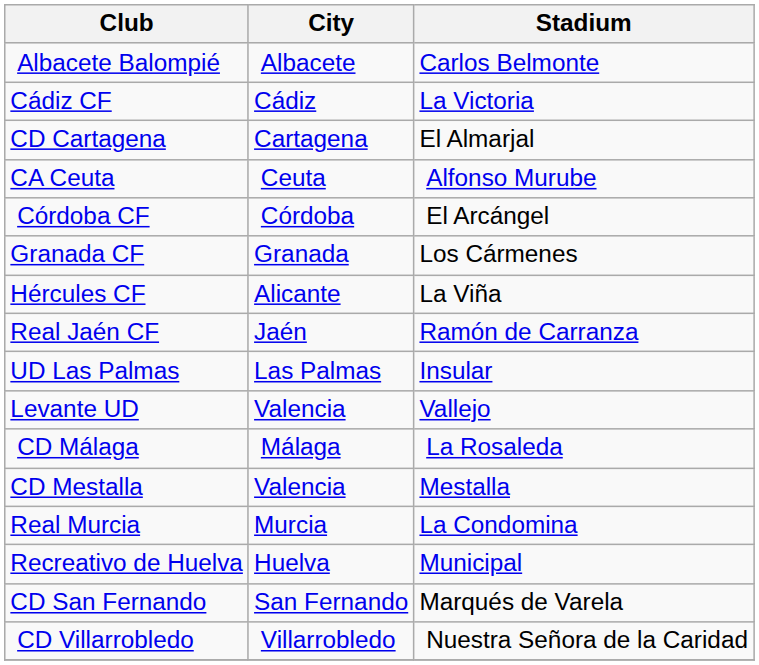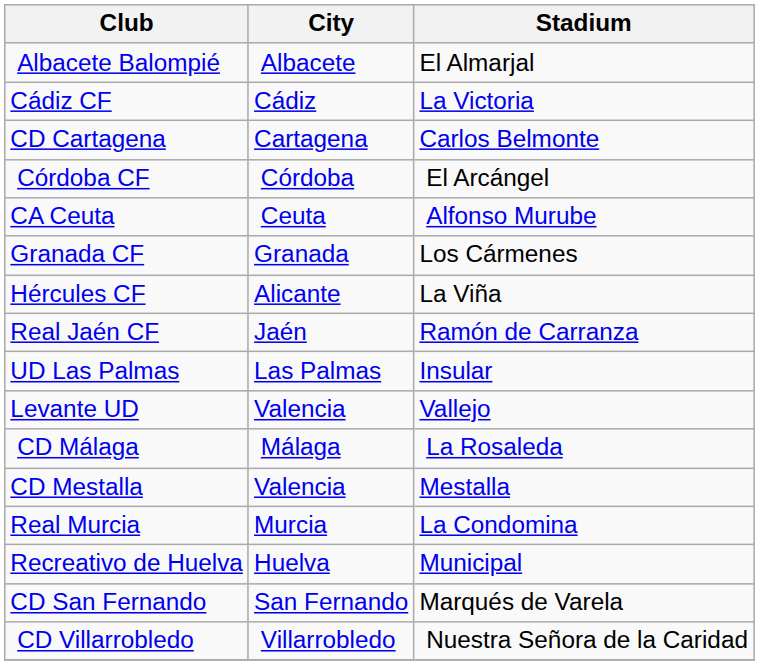(509, 62) Carlos Belmonte -> (477, 62) El Almarjal
(477, 139) El Almarjal -> (509, 139) Carlos Belmonte
rows swapped: (62, 178) <-> (80, 216)
